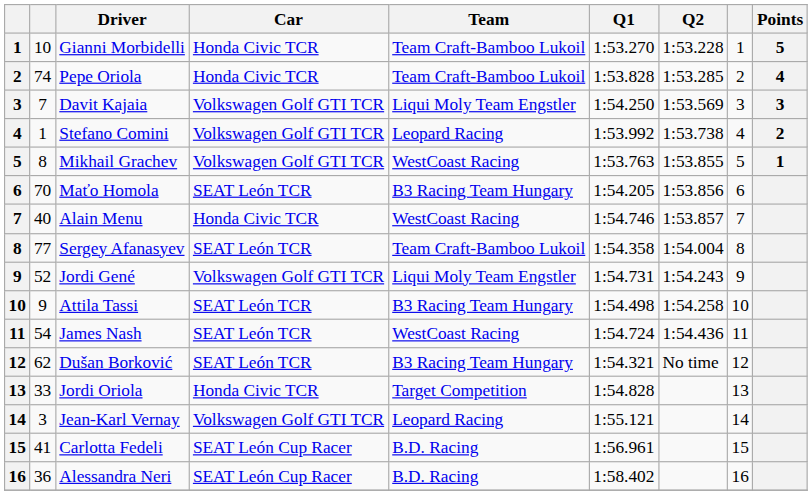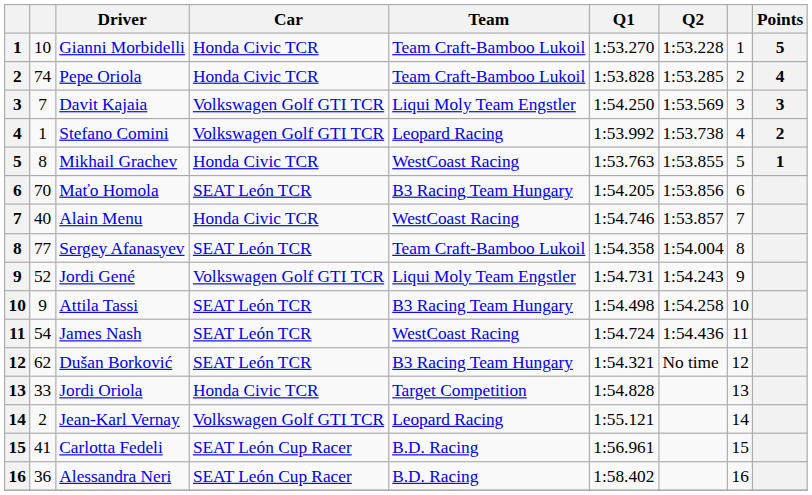(289, 161) Volkswagen Golf GTI TCR -> (256, 161) Honda Civic TCR
(43, 418) 3 -> (43, 418) 2
